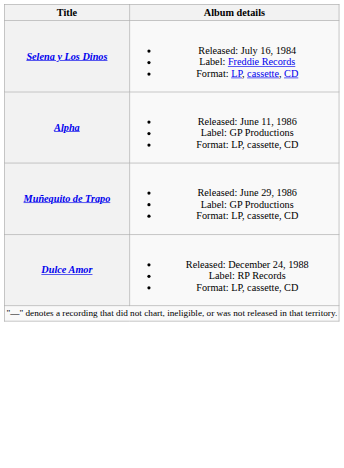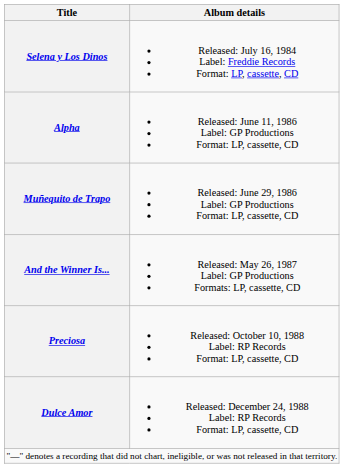+ row: (67, 270)
+ row: (67, 341)
